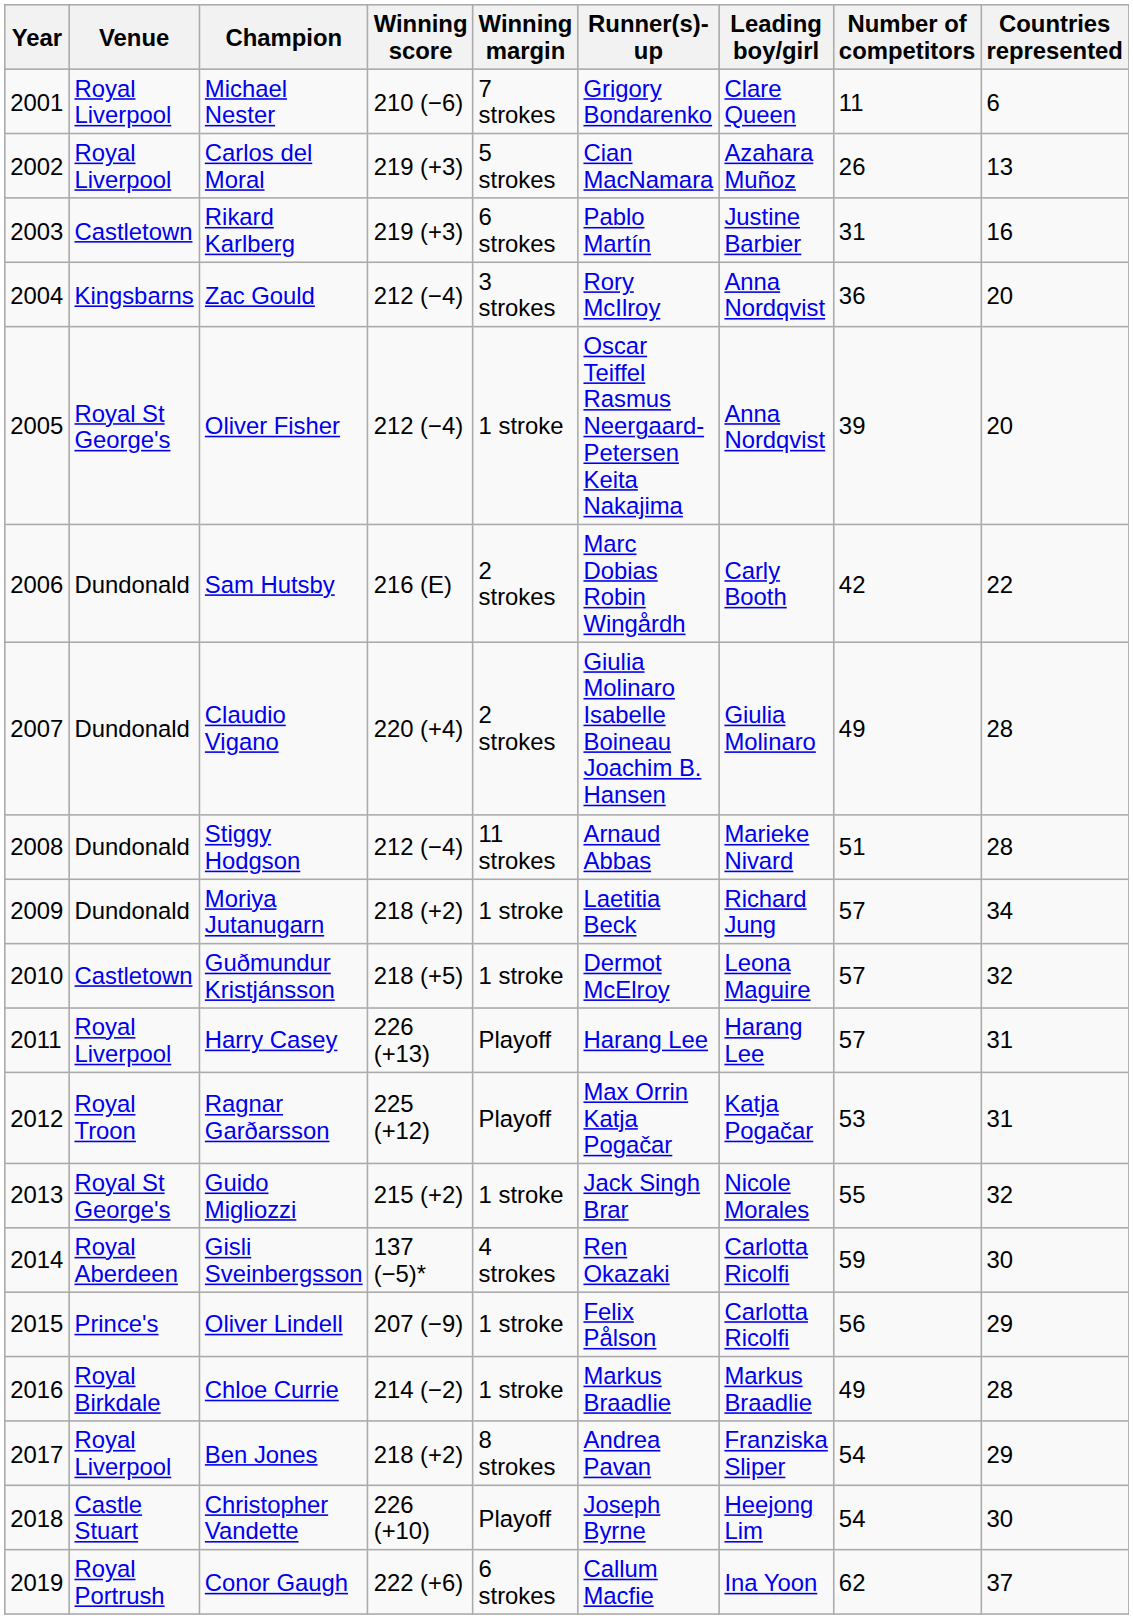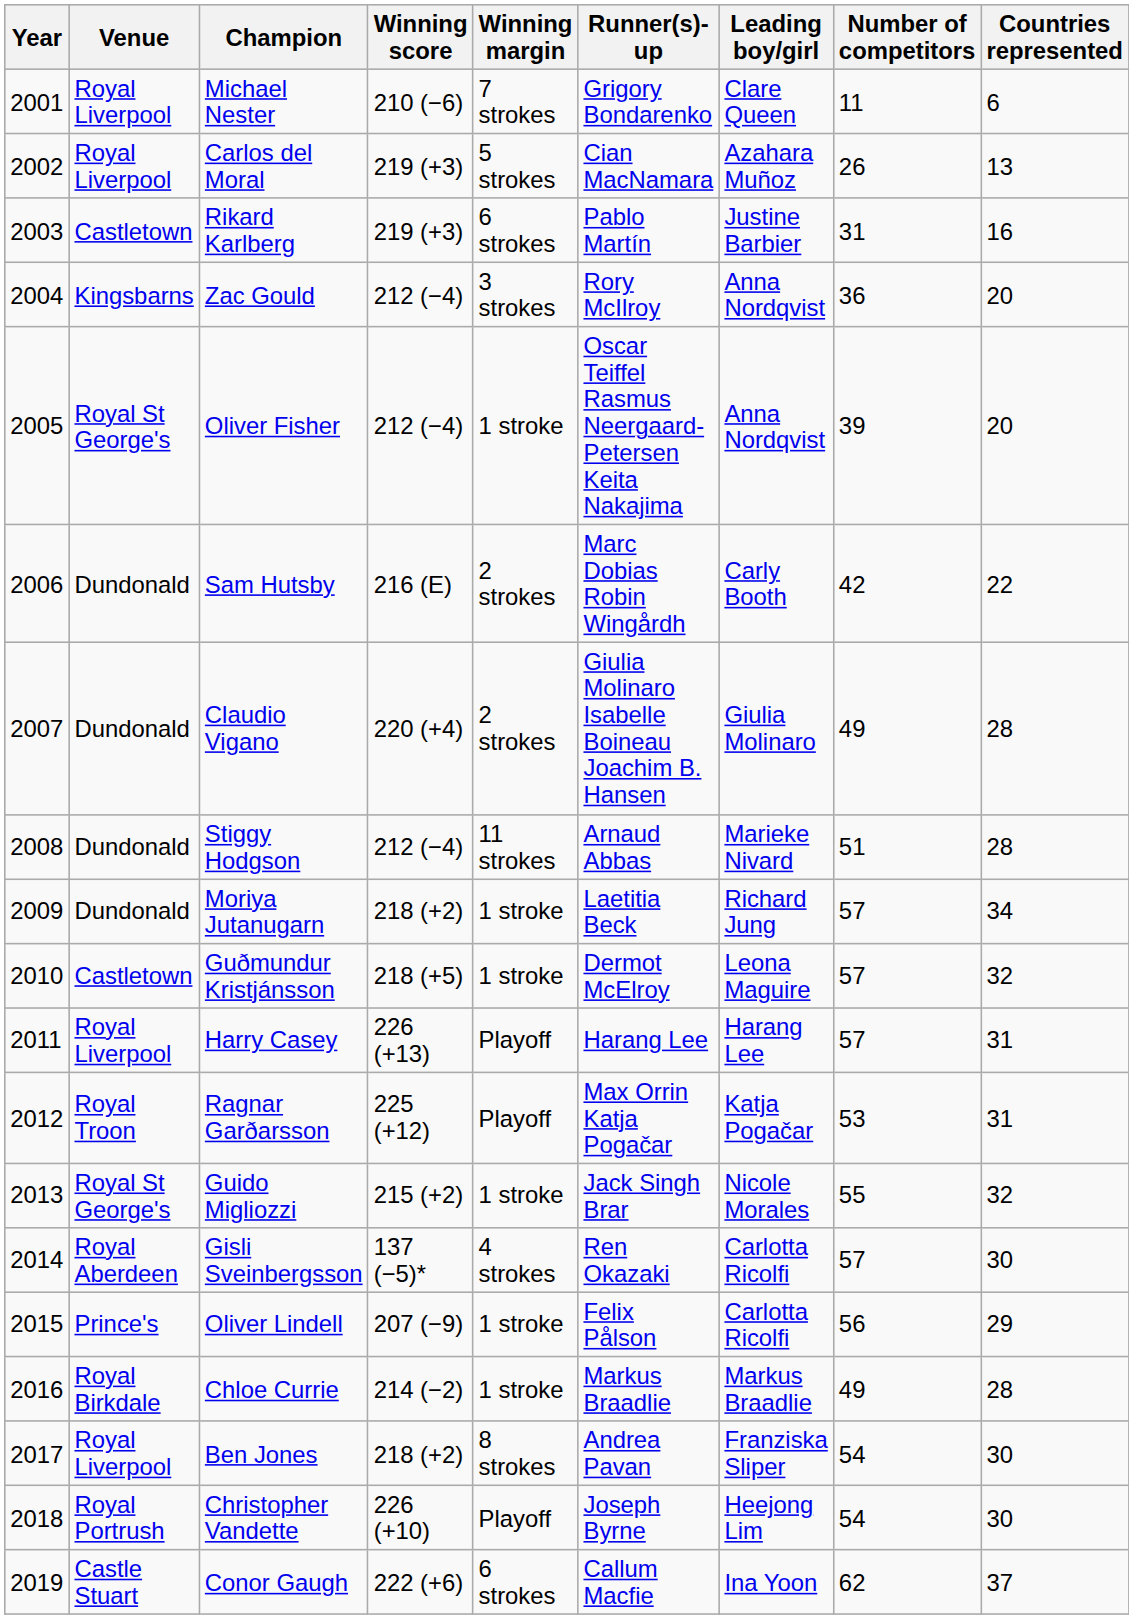(852, 1260) 59 -> (852, 1260) 57
(1000, 1453) 29 -> (1000, 1453) 30
(108, 1518) Castle Stuart -> (120, 1518) Royal Portrush
(120, 1582) Royal Portrush -> (108, 1582) Castle Stuart
